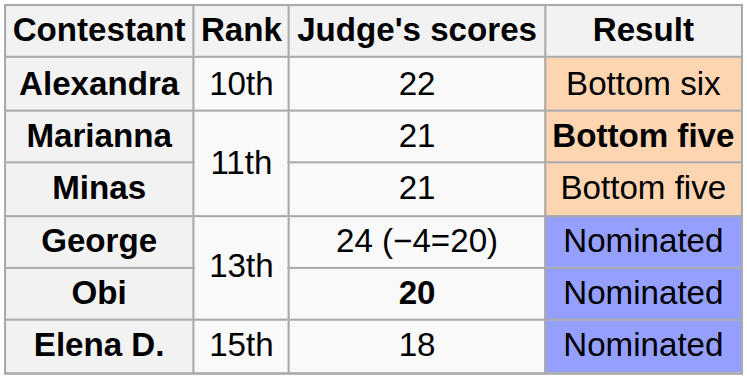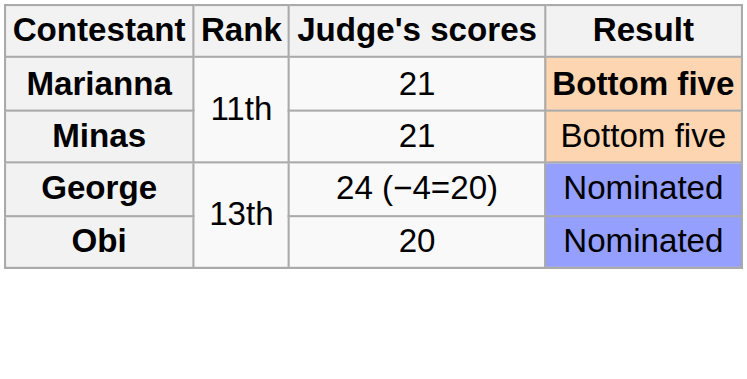- row: (99, 83)
(417, 293) bold -> (417, 240) normal
- row: (99, 345)
